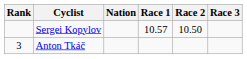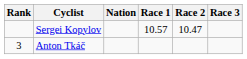(190, 29) 10.50 -> (190, 29) 10.47
